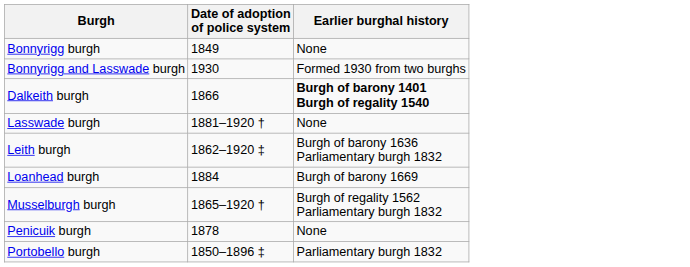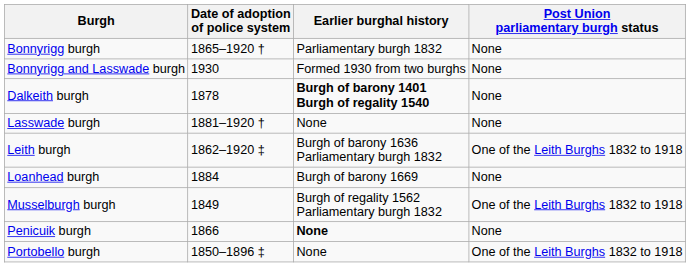+ column: (577, 21)
(205, 48) 1849 -> (228, 48) 1865–1920 †
(312, 48) None -> (369, 48) Parliamentary burgh 1832
(205, 95) 1866 -> (205, 95) 1878
(228, 204) 1865–1920 † -> (205, 204) 1849
(205, 231) 1878 -> (205, 231) 1866
(312, 231) normal -> (312, 231) bold
(369, 251) Parliamentary burgh 1832 -> (312, 251) None
